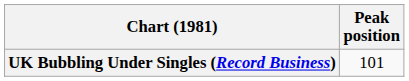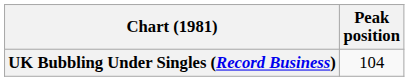(372, 62) 101 -> (372, 62) 104
